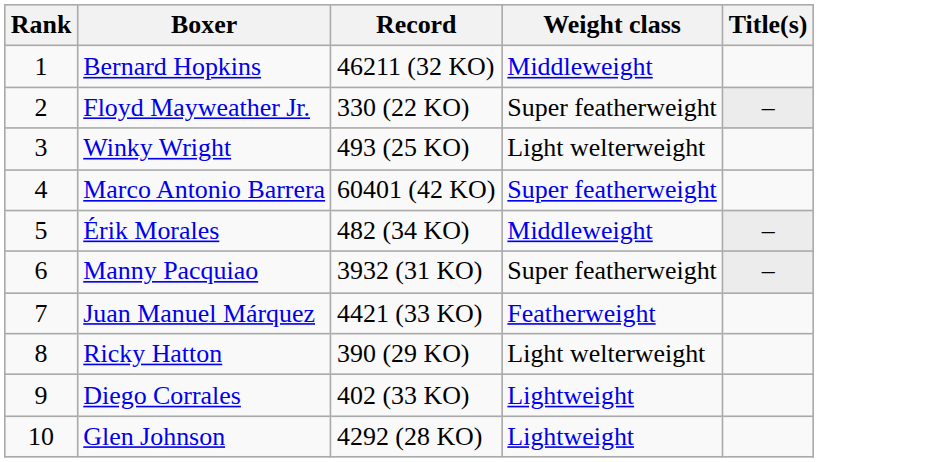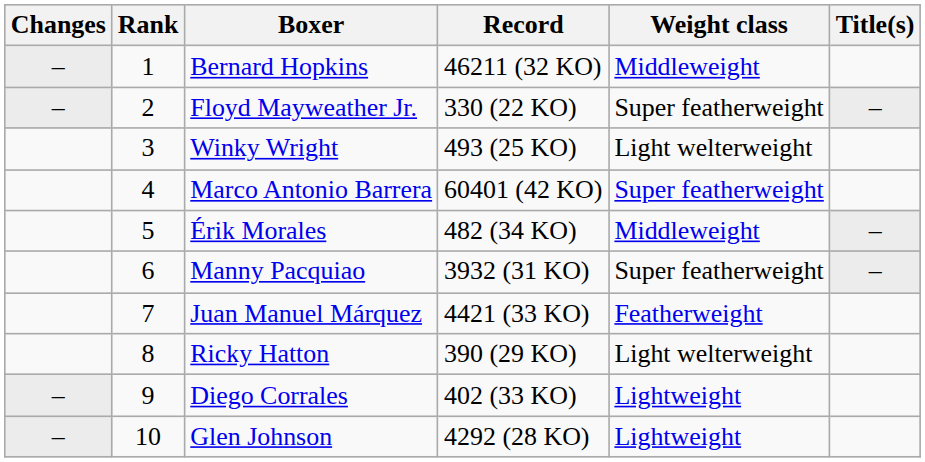+ column: (58, 25)
